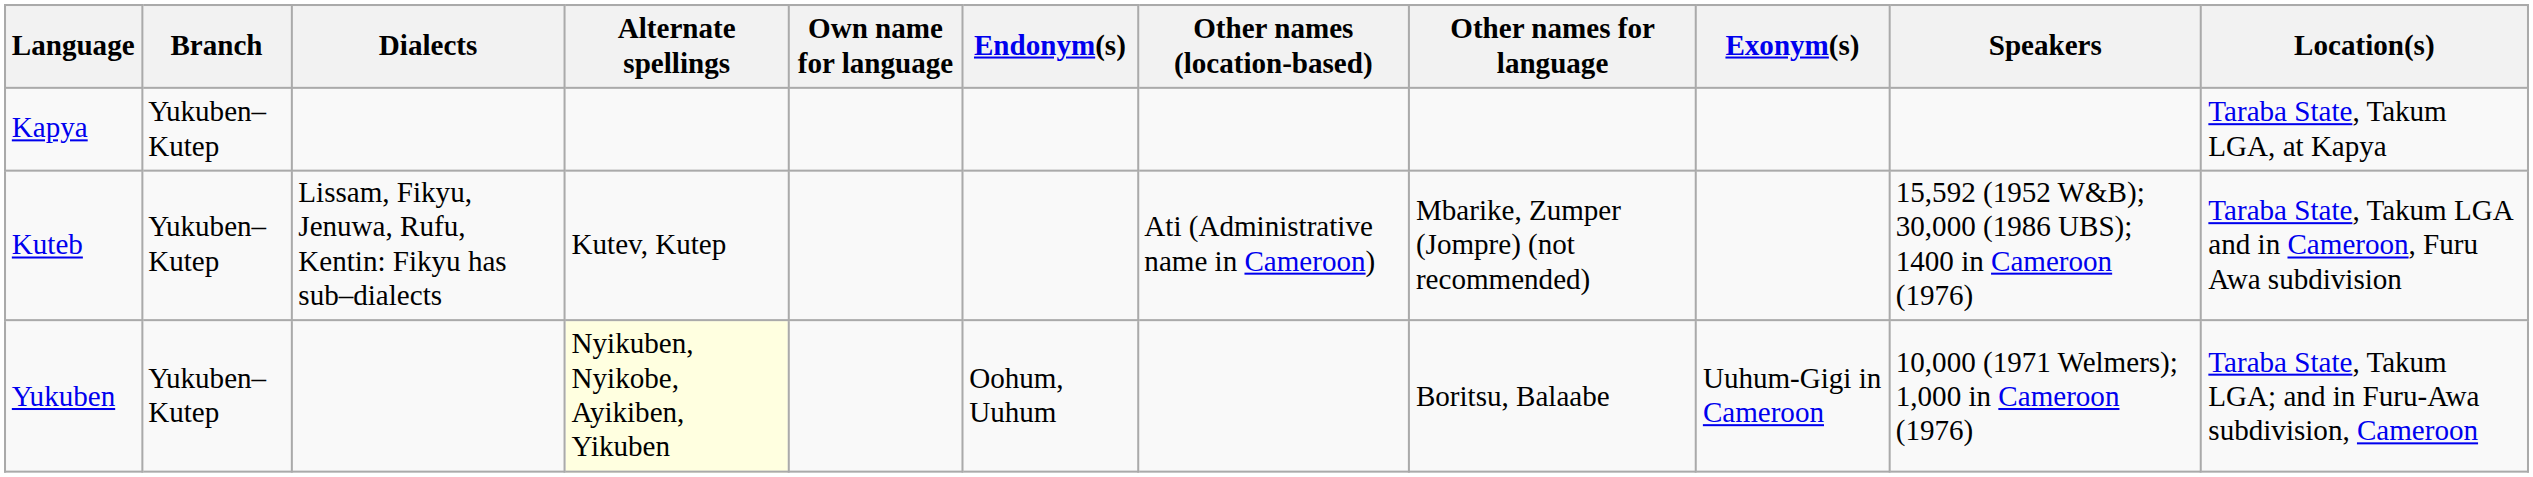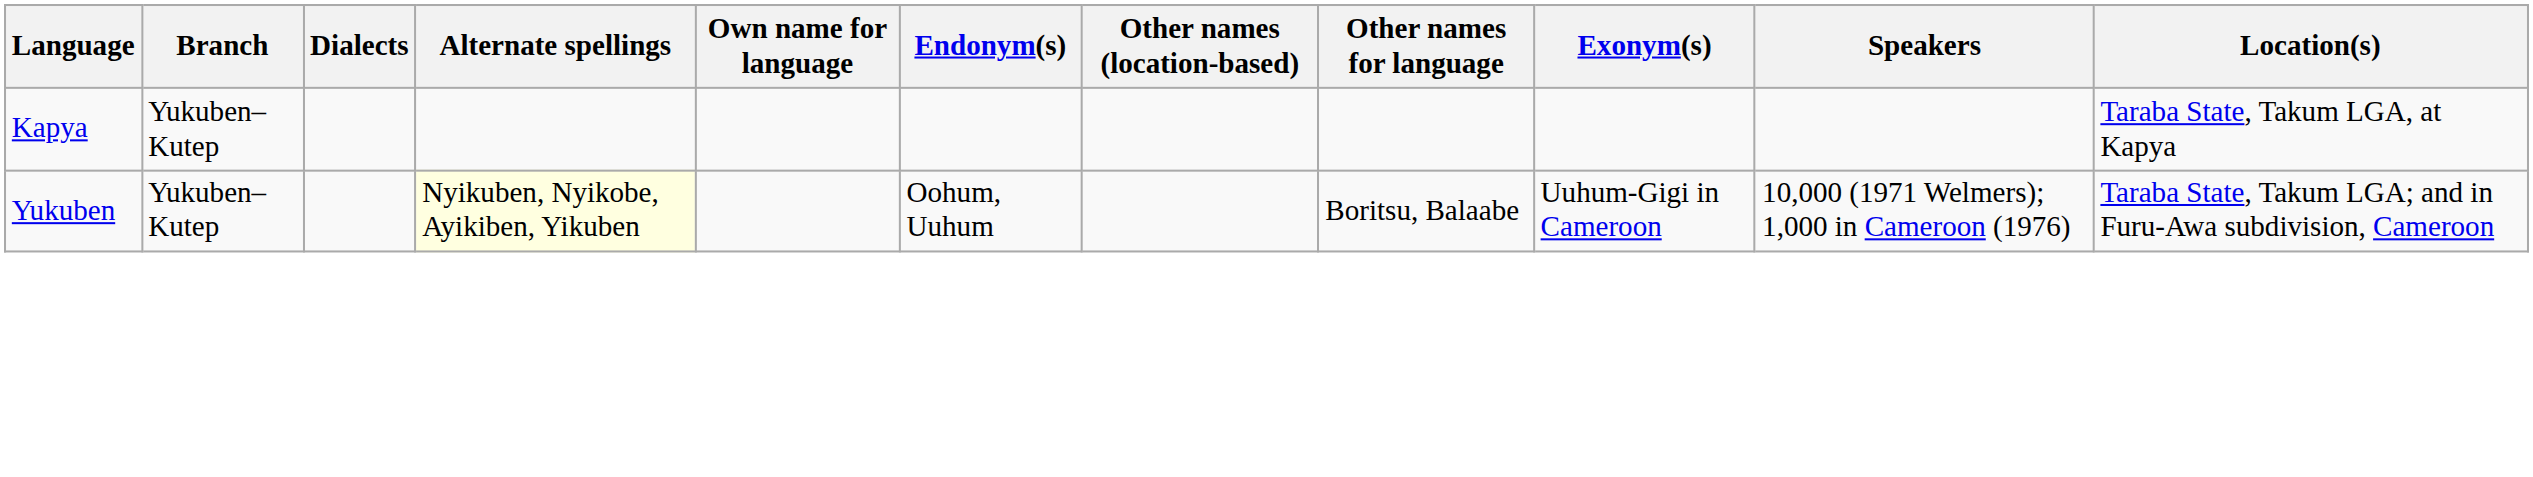- row: (47, 245)
